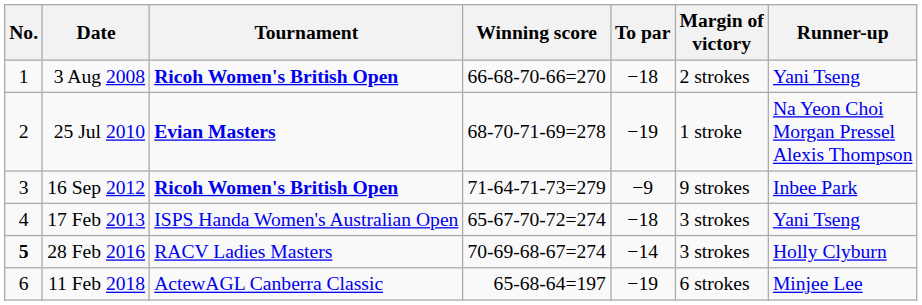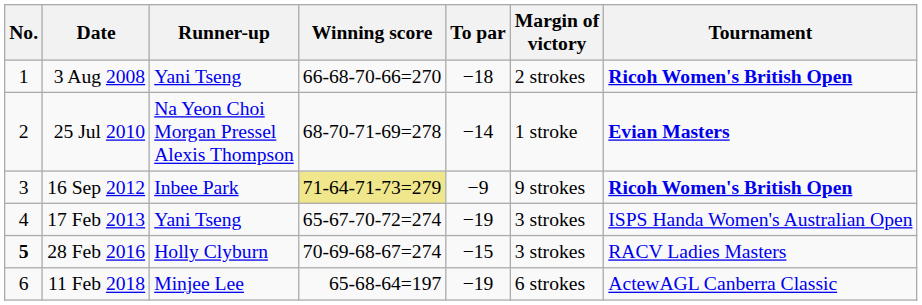columns swapped: (306, 32) <-> (843, 32)
(643, 131) −19 -> (478, 131) −14
(537, 187) no background -> (372, 187) khaki background
(643, 219) −18 -> (478, 219) −19
(643, 252) −14 -> (478, 252) −15
